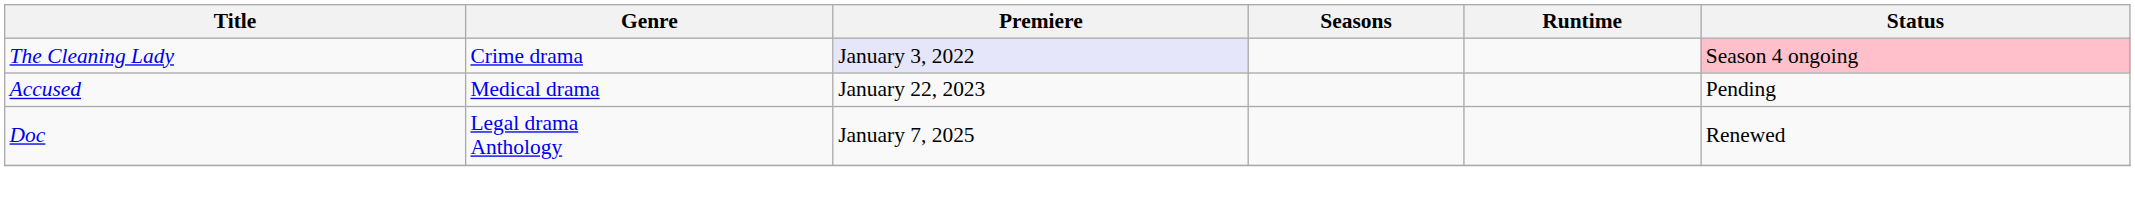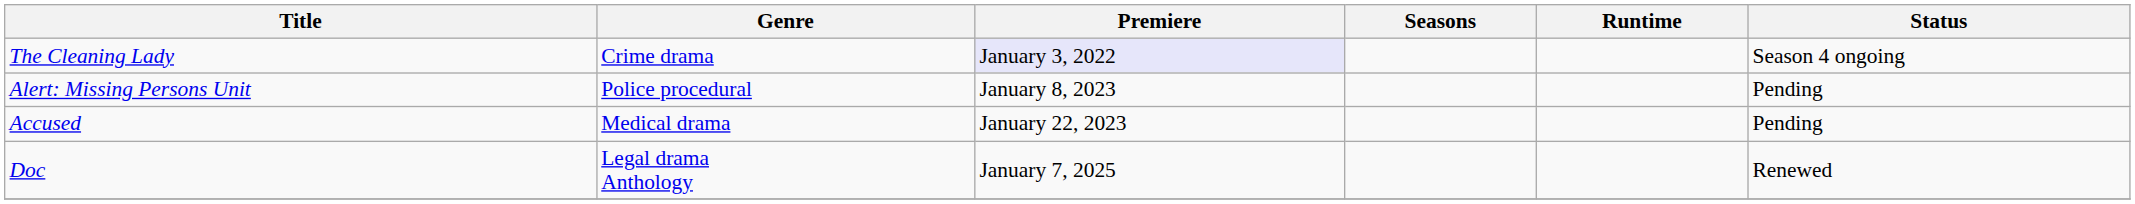(1782, 55) pink background -> (1829, 55) no background
+ row: (130, 89)
